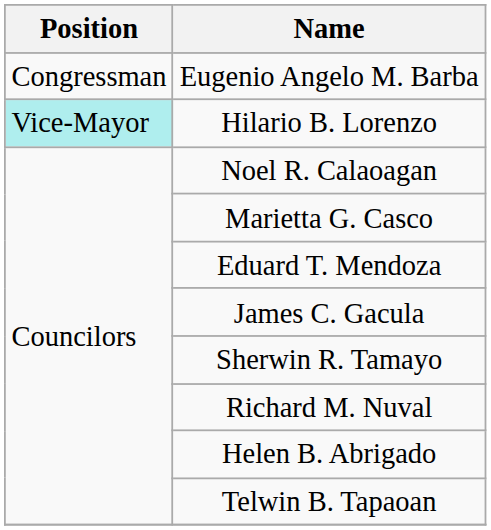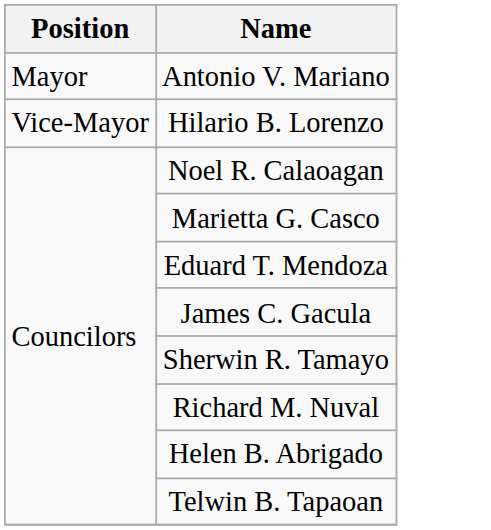- row: (329, 76)
+ row: (276, 76)
(80, 123) paleturquoise background -> (80, 123) no background
